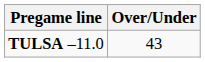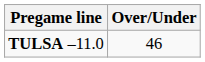(154, 43) 43 -> (154, 43) 46
